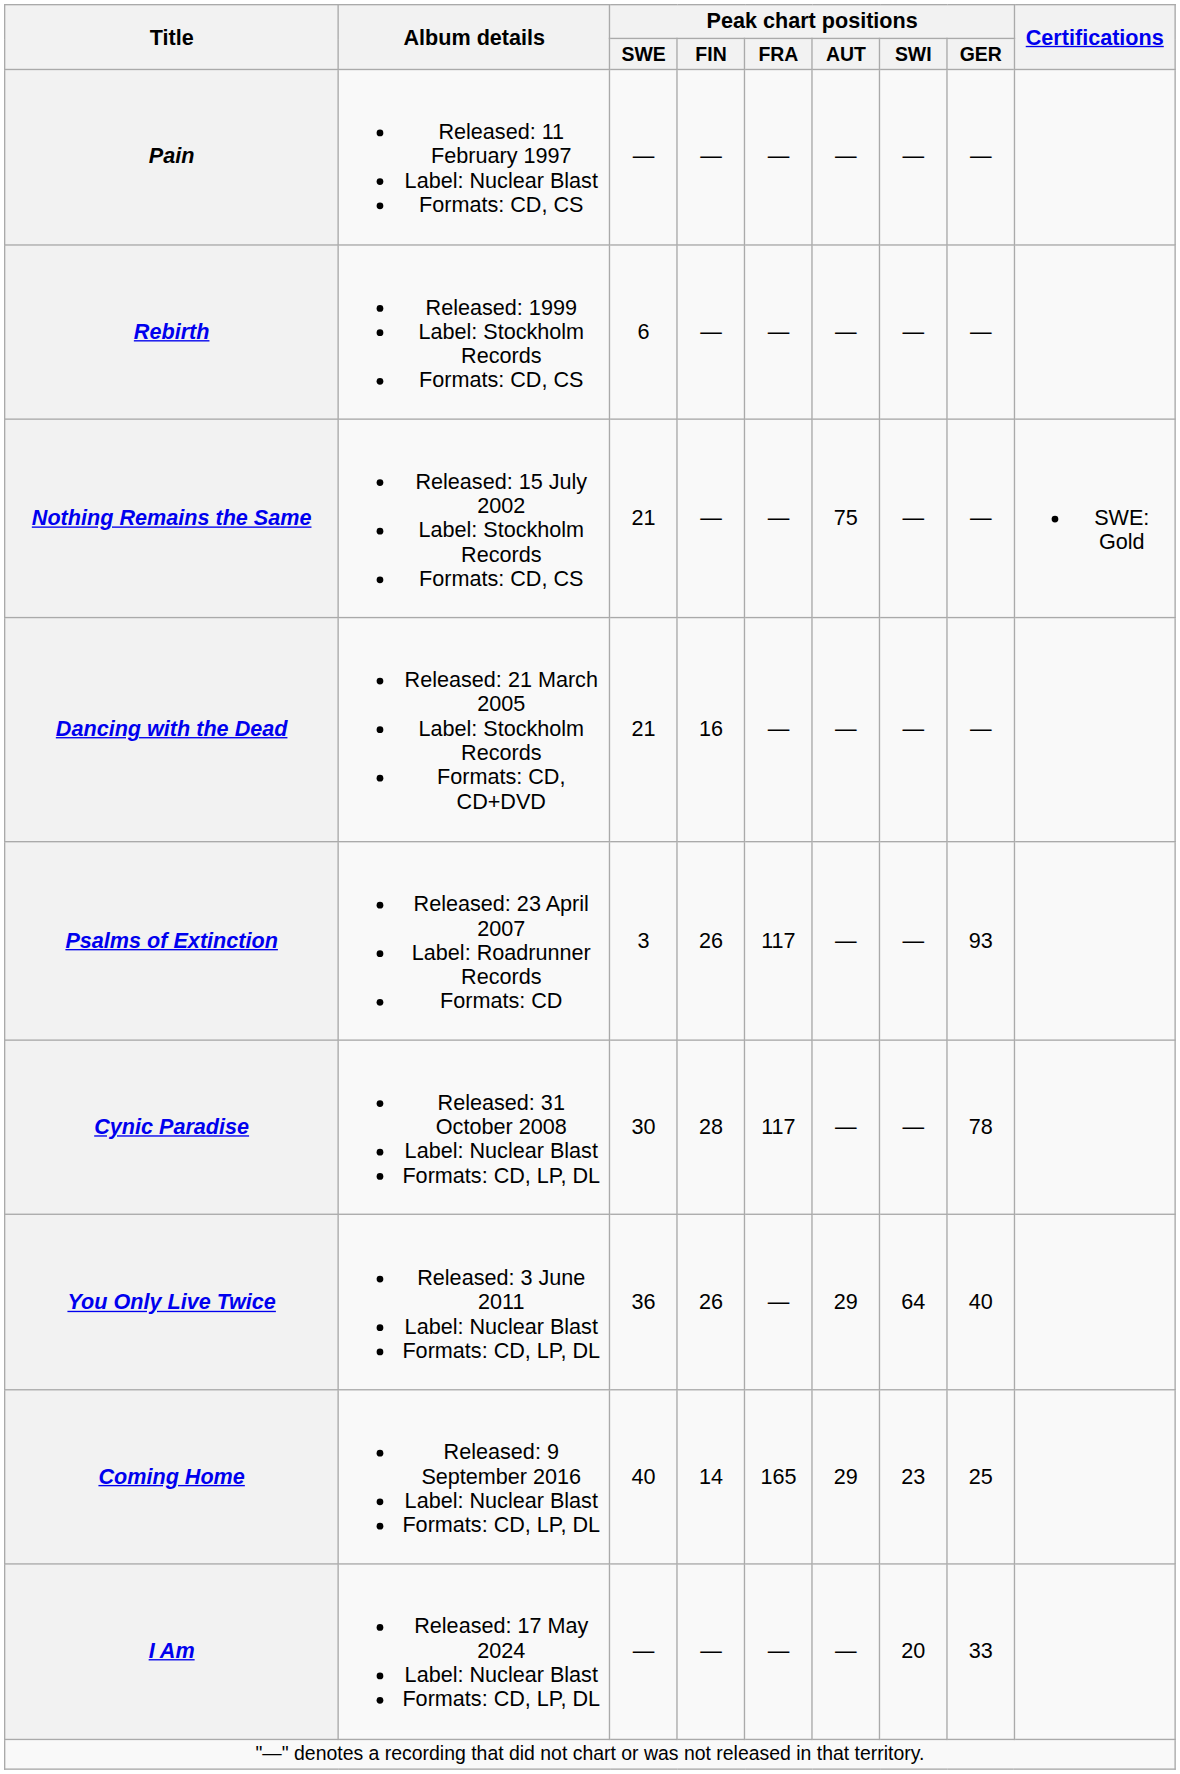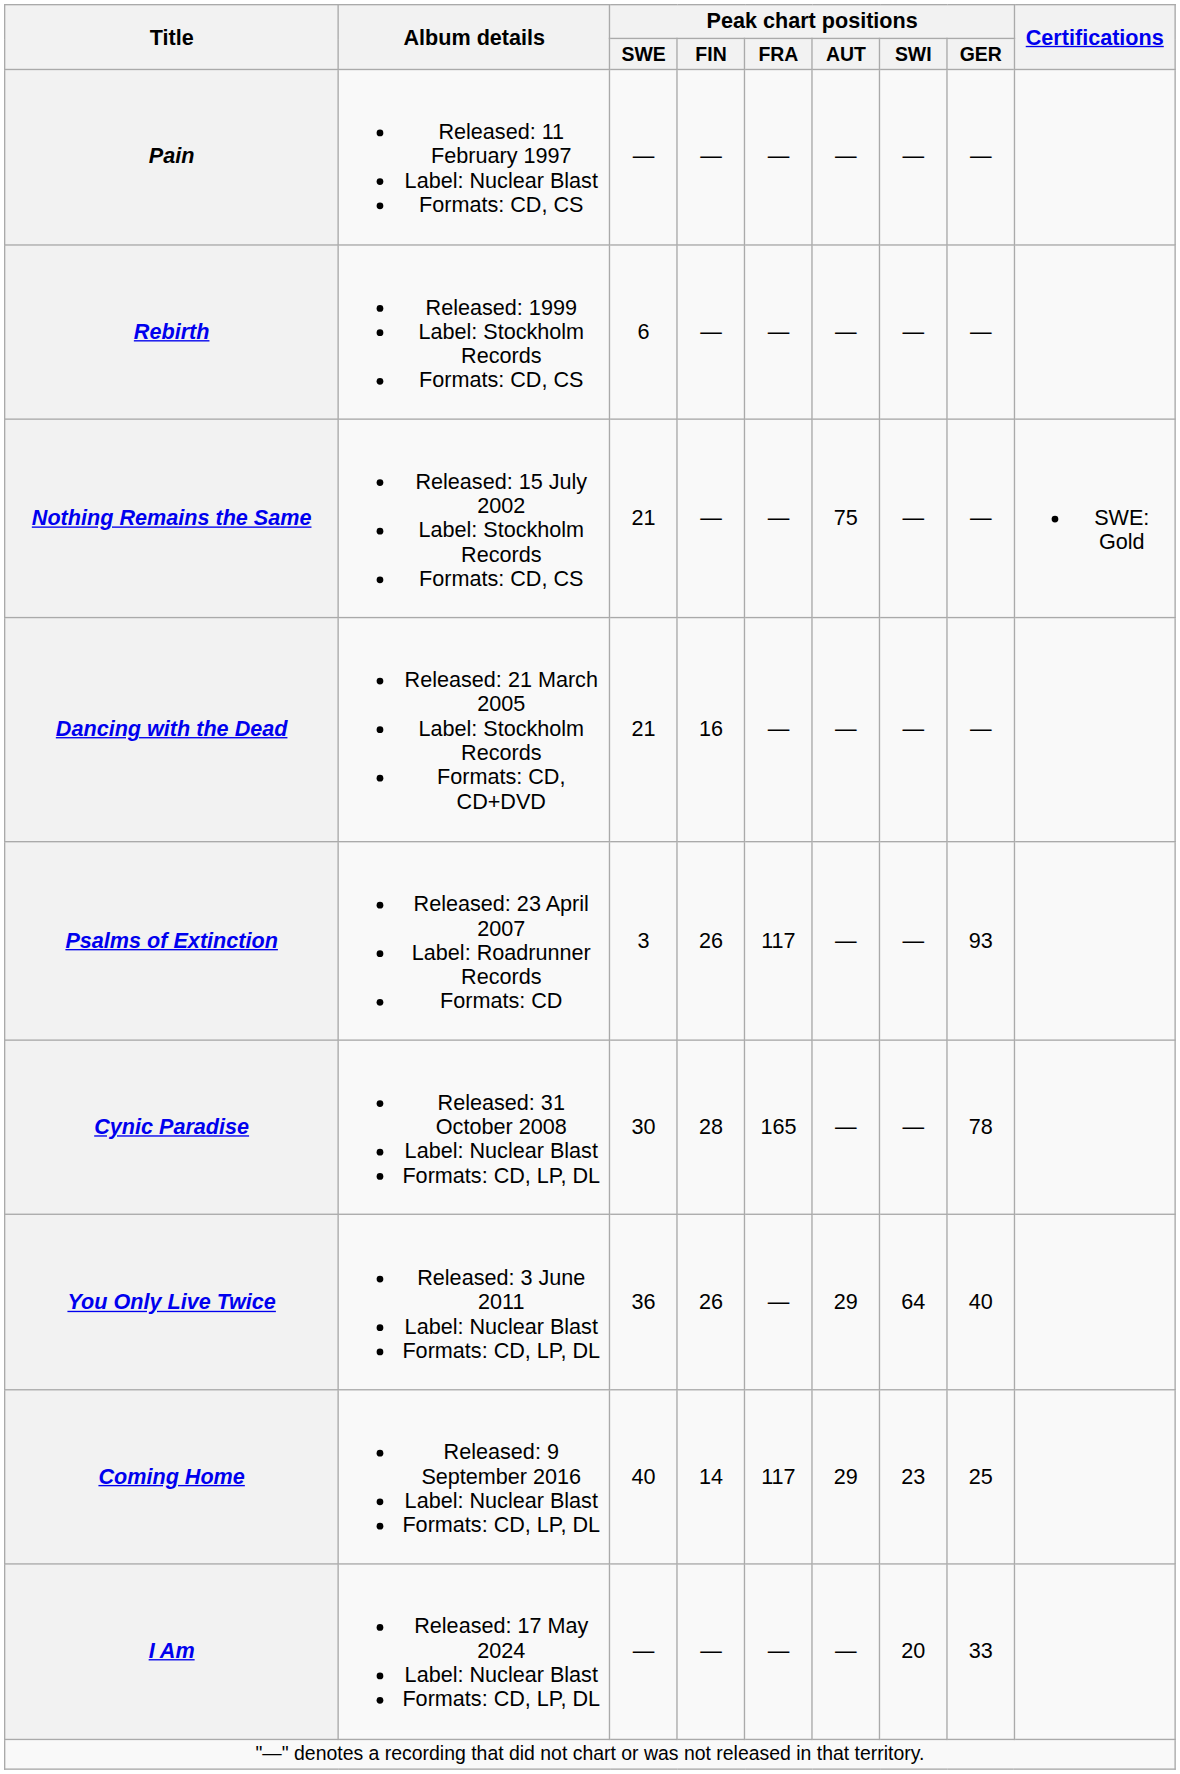(778, 1127) 117 -> (778, 1127) 165
(778, 1476) 165 -> (778, 1476) 117
